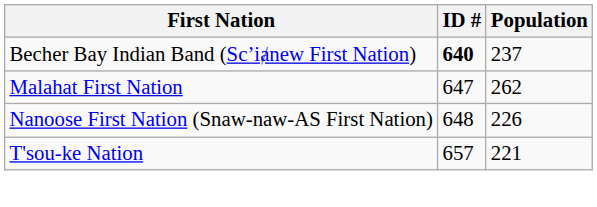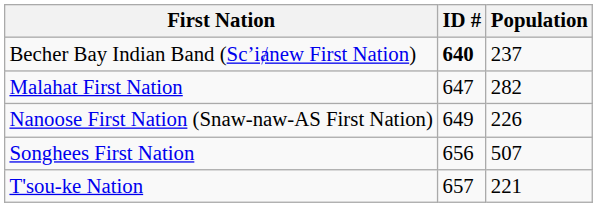(506, 86) 262 -> (506, 86) 282
(458, 119) 648 -> (458, 119) 649
+ row: (102, 152)
